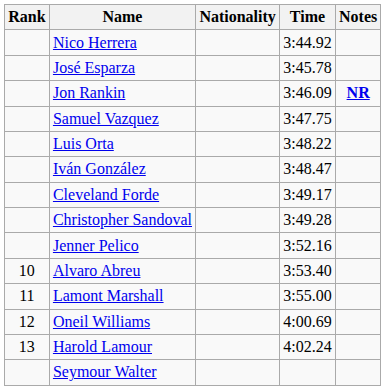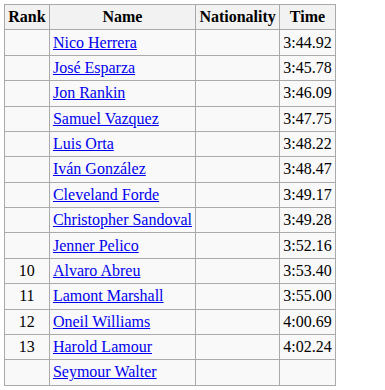- column: (358, 17)
